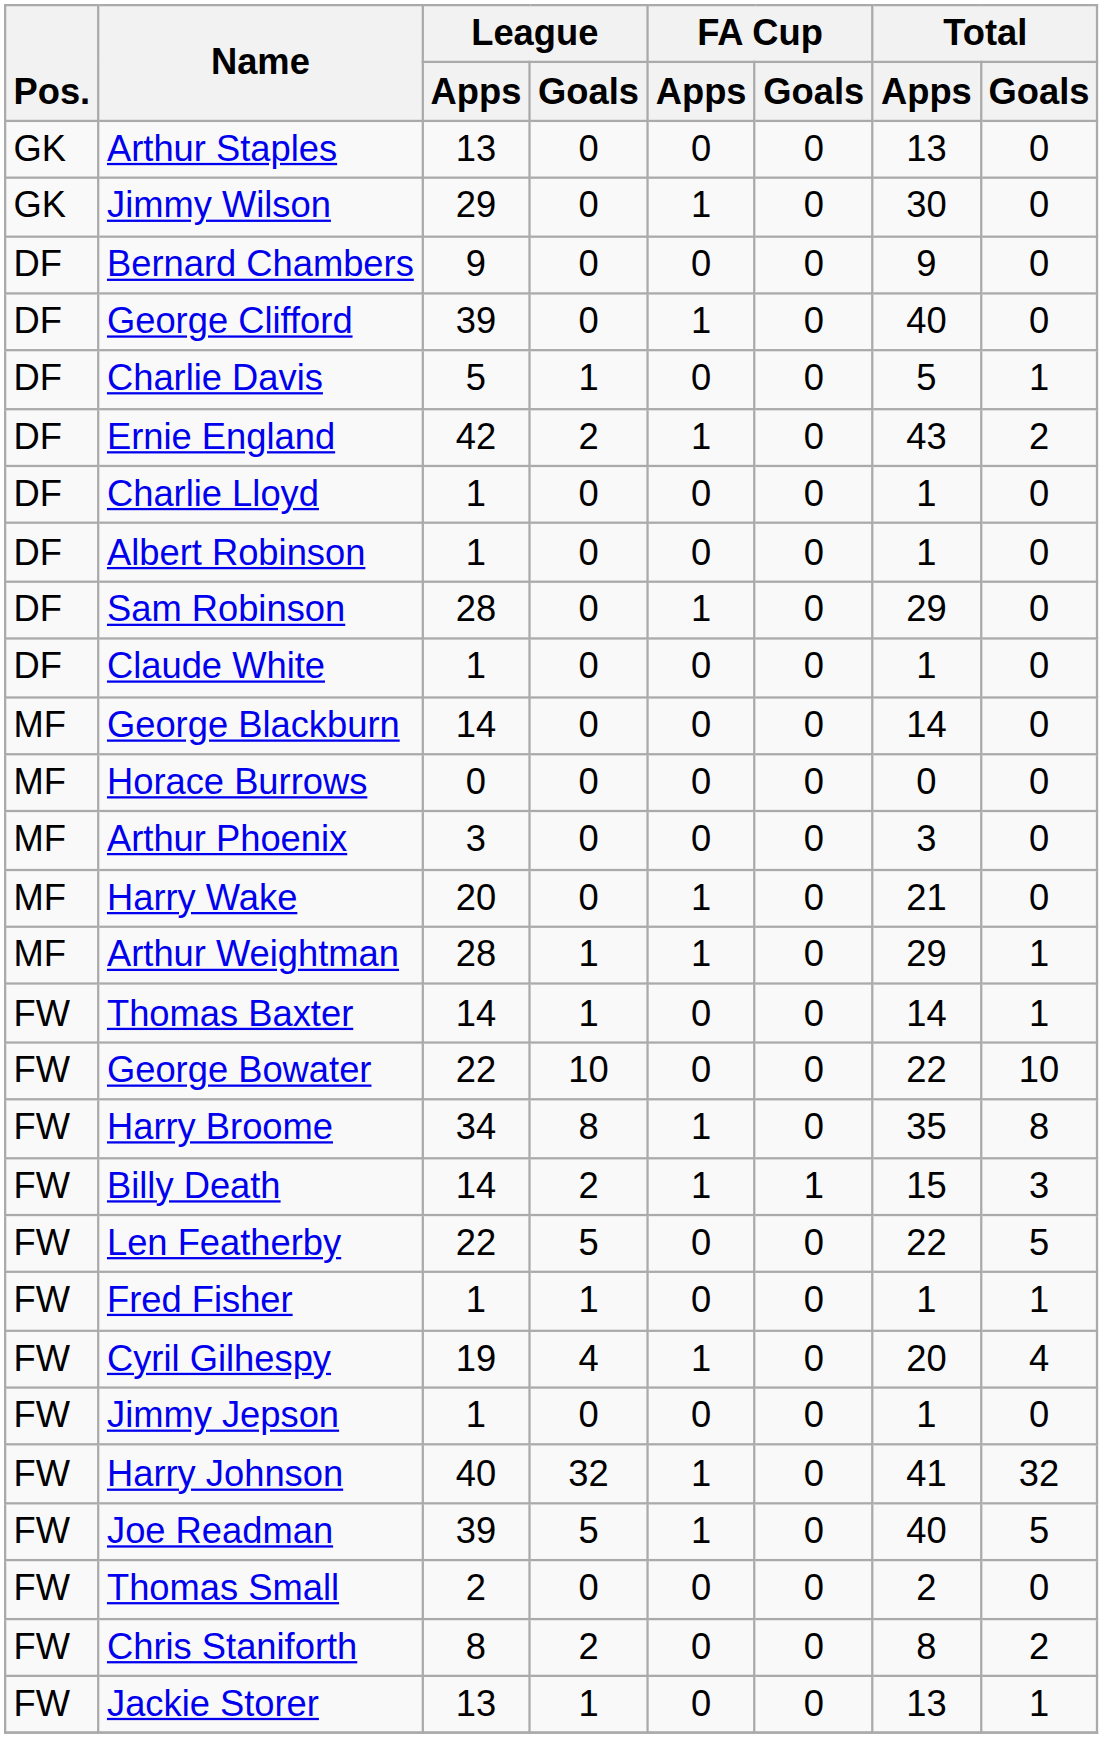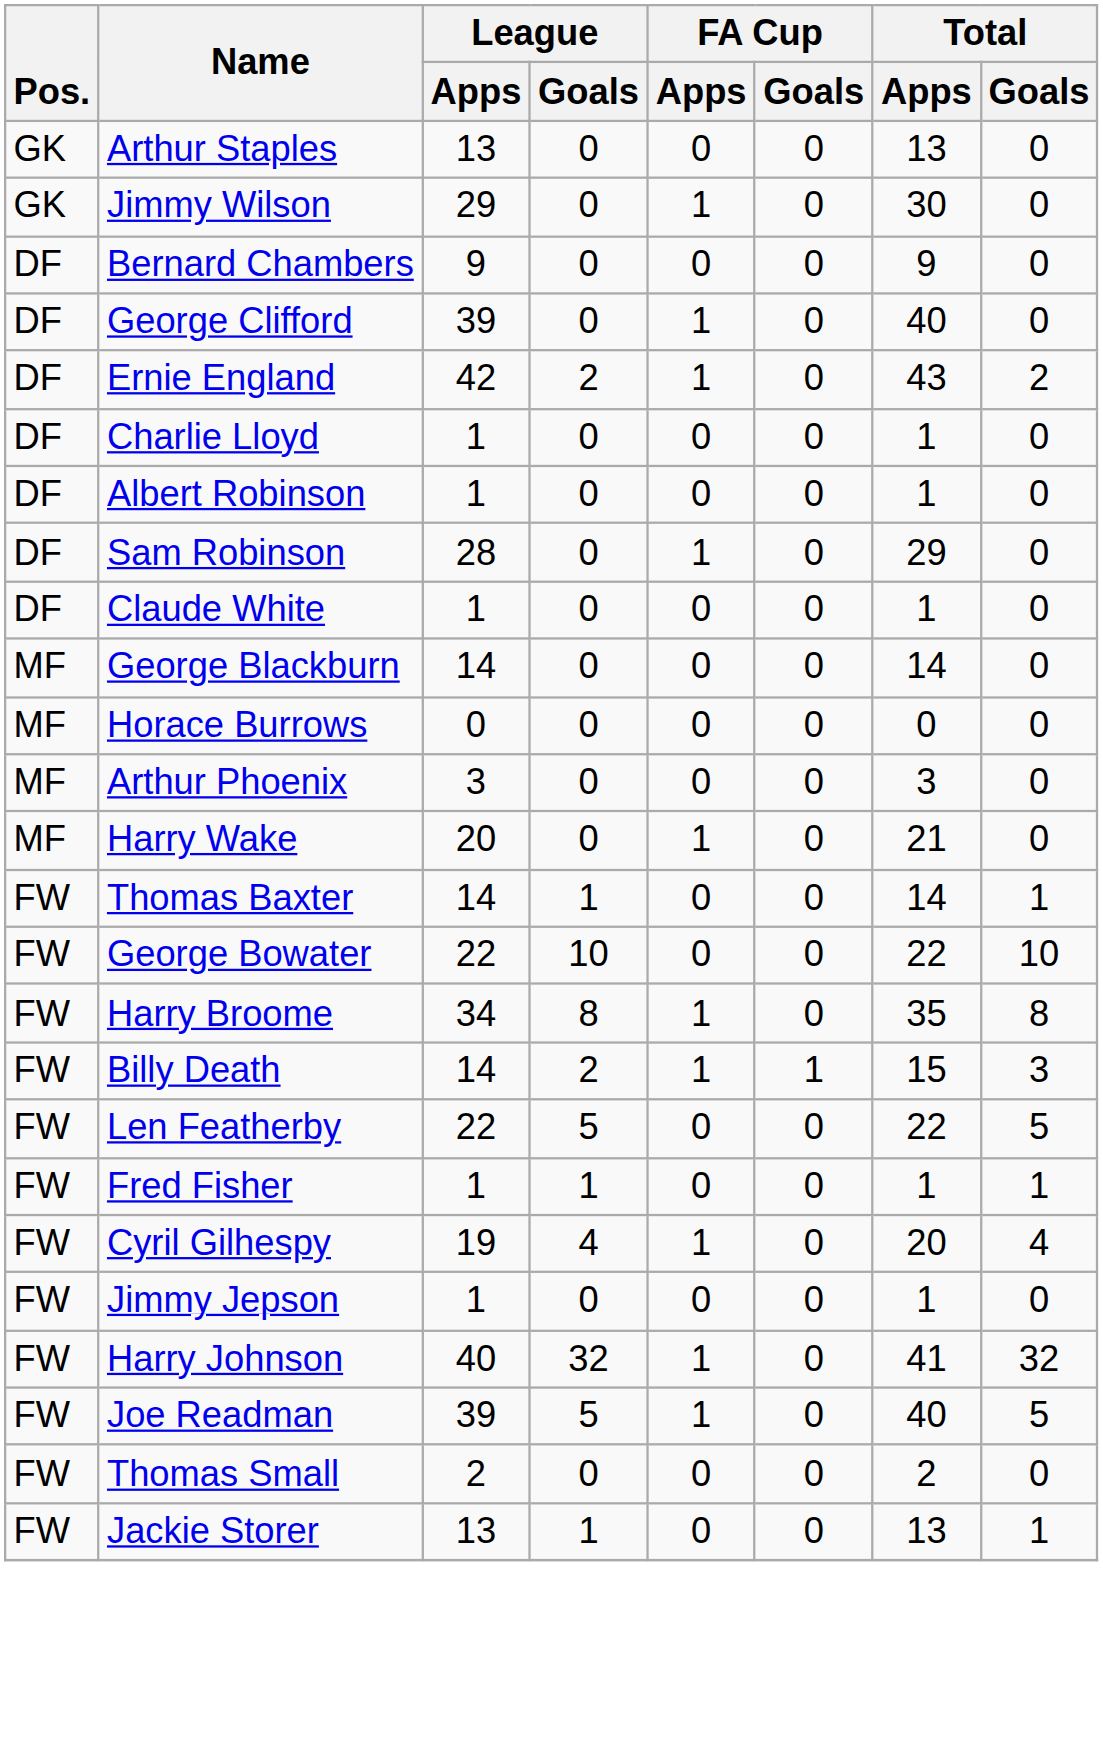- row: (215, 378)
- row: (253, 954)
- row: (232, 1646)
